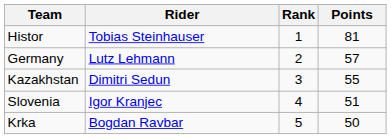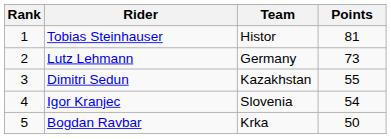columns swapped: (299, 15) <-> (45, 15)
(352, 58) 57 -> (352, 58) 73
(352, 101) 51 -> (352, 101) 54
